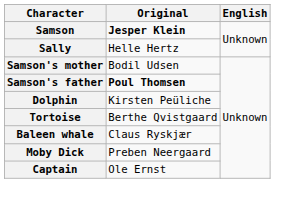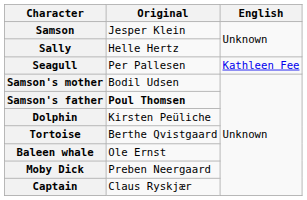(147, 30) bold -> (147, 30) normal
+ row: (55, 65)
(150, 135) Claus Ryskjær -> (137, 152) Ole Ernst
(137, 169) Ole Ernst -> (150, 187) Claus Ryskjær
